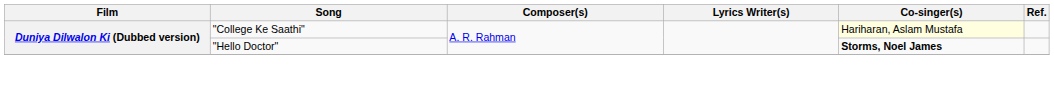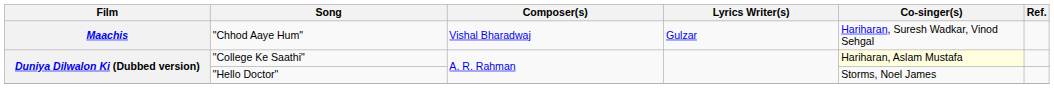+ row: (258, 35)
(892, 46) bold -> (889, 74) normal
